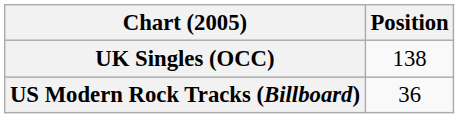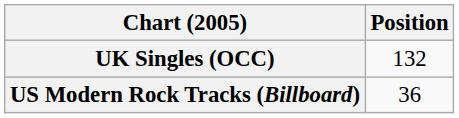(410, 58) 138 -> (410, 58) 132
